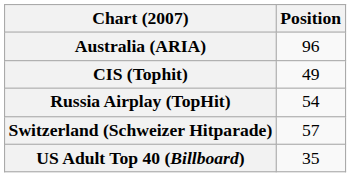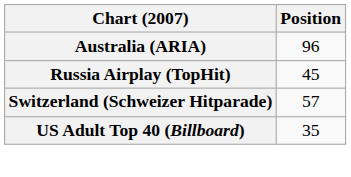- row: (140, 74)
(311, 102) 54 -> (311, 74) 45
